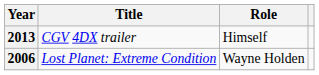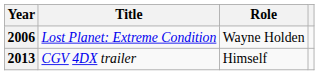rows swapped: (21, 59) <-> (21, 37)
